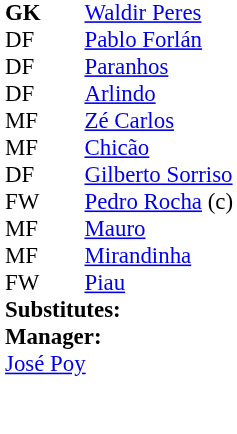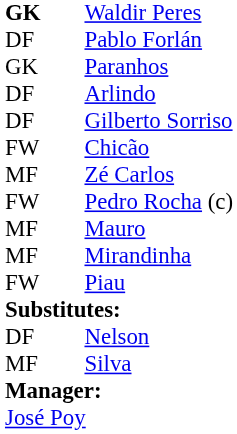(20, 66) DF -> (22, 66) GK
rows swapped: (159, 174) <-> (129, 120)
(22, 147) MF -> (22, 147) FW
+ row: (117, 336)
+ row: (108, 363)
